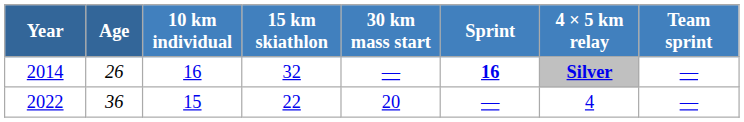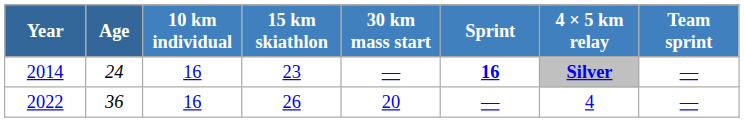(114, 71) 26 -> (114, 71) 24
(292, 71) 32 -> (292, 71) 23
(192, 102) 15 -> (192, 102) 16
(292, 102) 22 -> (292, 102) 26
